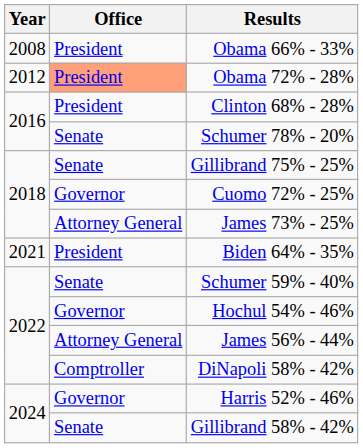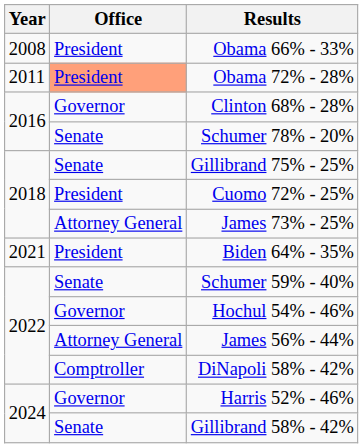(27, 77) 2012 -> (27, 77) 2011
(88, 106) President -> (89, 106) Governor
(89, 194) Governor -> (88, 194) President
